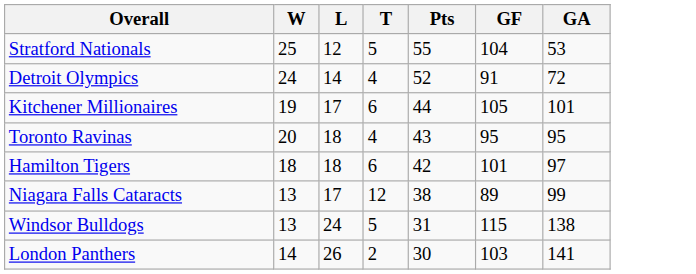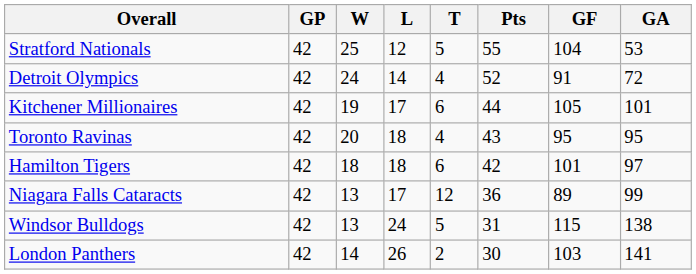+ column: (312, 19)
(422, 195) 38 -> (492, 195) 36
